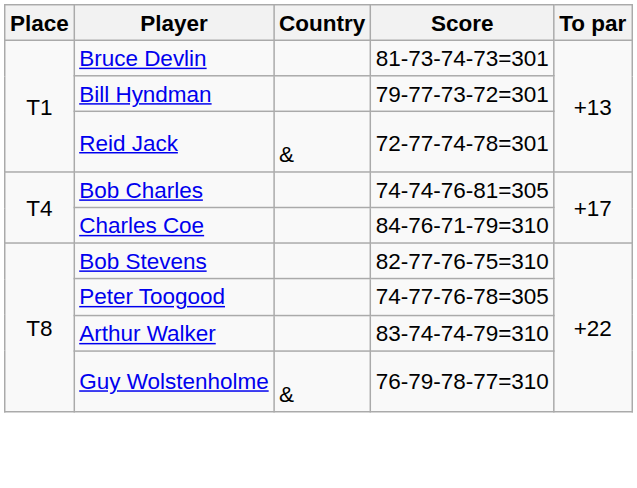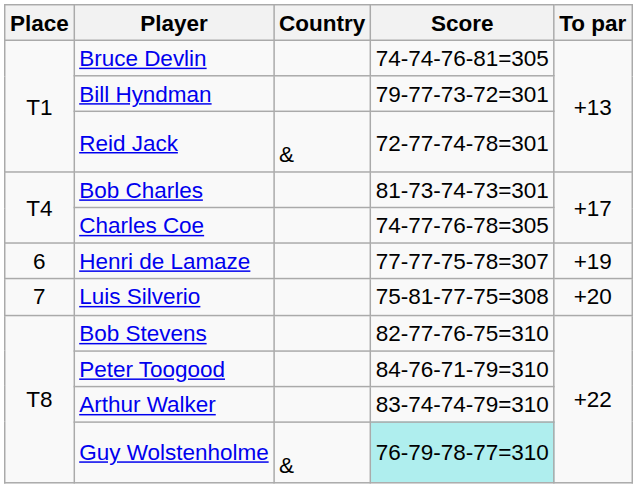(462, 58) 81-73-74-73=301 -> (462, 58) 74-74-76-81=305
(462, 190) 74-74-76-81=305 -> (462, 190) 81-73-74-73=301
(462, 226) 84-76-71-79=310 -> (462, 226) 74-77-76-78=305
+ row: (165, 262)
+ row: (140, 297)
(462, 297) 74-77-76-78=305 -> (462, 368) 84-76-71-79=310
(462, 381) no background -> (462, 452) paleturquoise background
